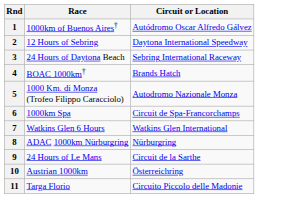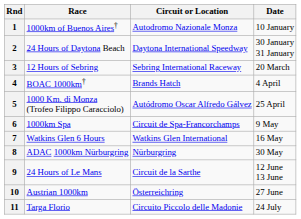+ column: (275, 12)
(192, 27) Autódromo Oscar Alfredo Gálvez -> (185, 27) Autodromo Nazionale Monza
(62, 43) 12 Hours of Sebring -> (76, 48) 24 Hours of Daytona Beach
(76, 57) 24 Hours of Daytona Beach -> (62, 68) 12 Hours of Sebring
(185, 94) Autodromo Nazionale Monza -> (192, 104) Autódromo Oscar Alfredo Gálvez
